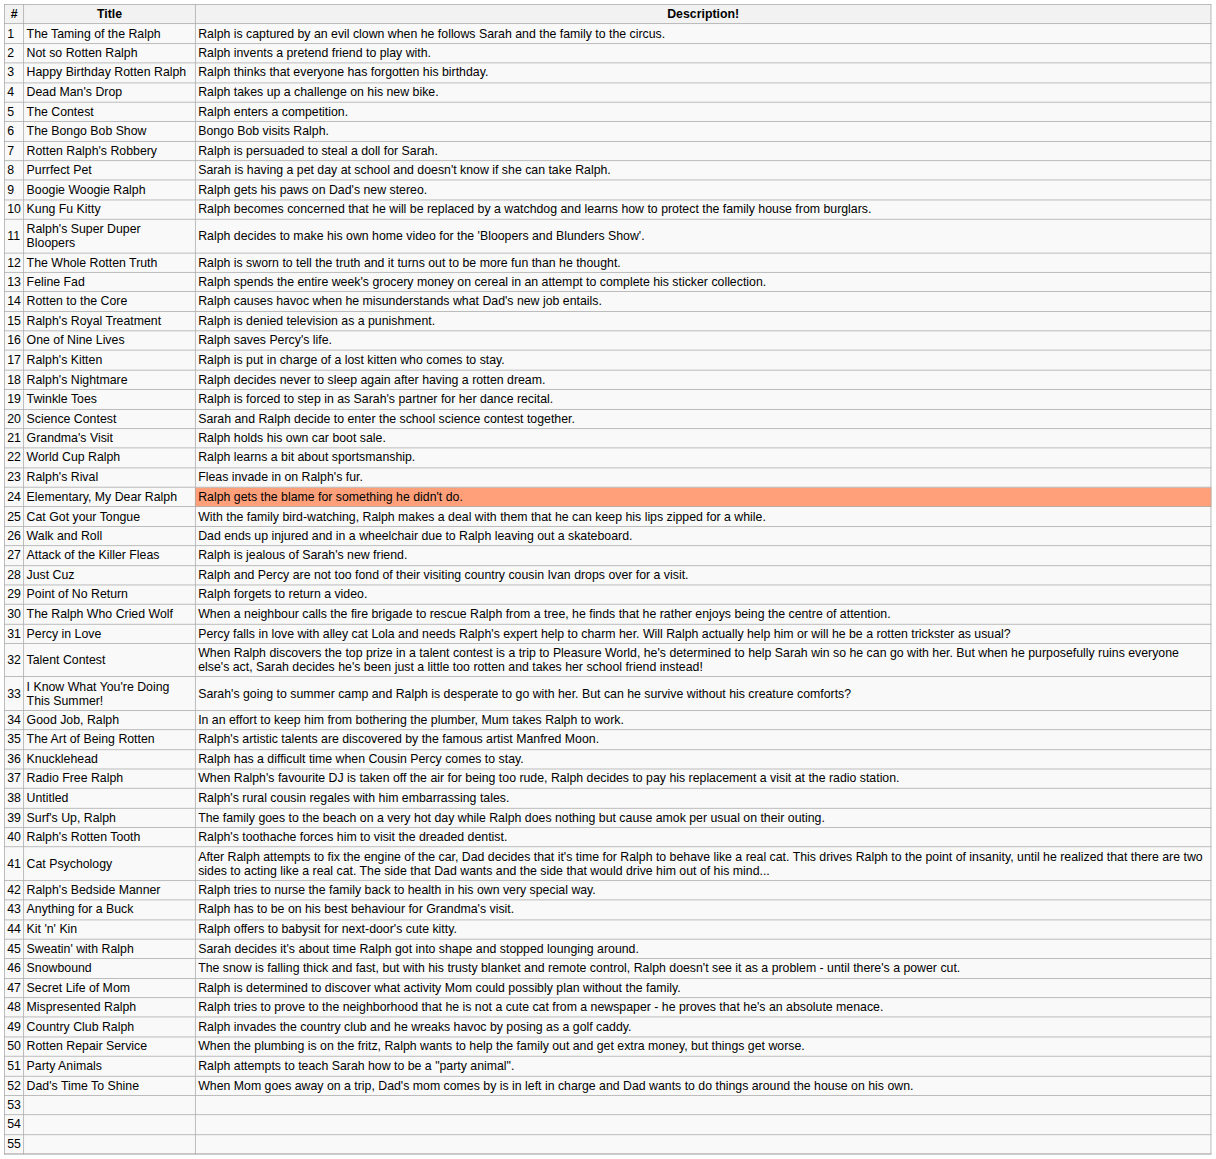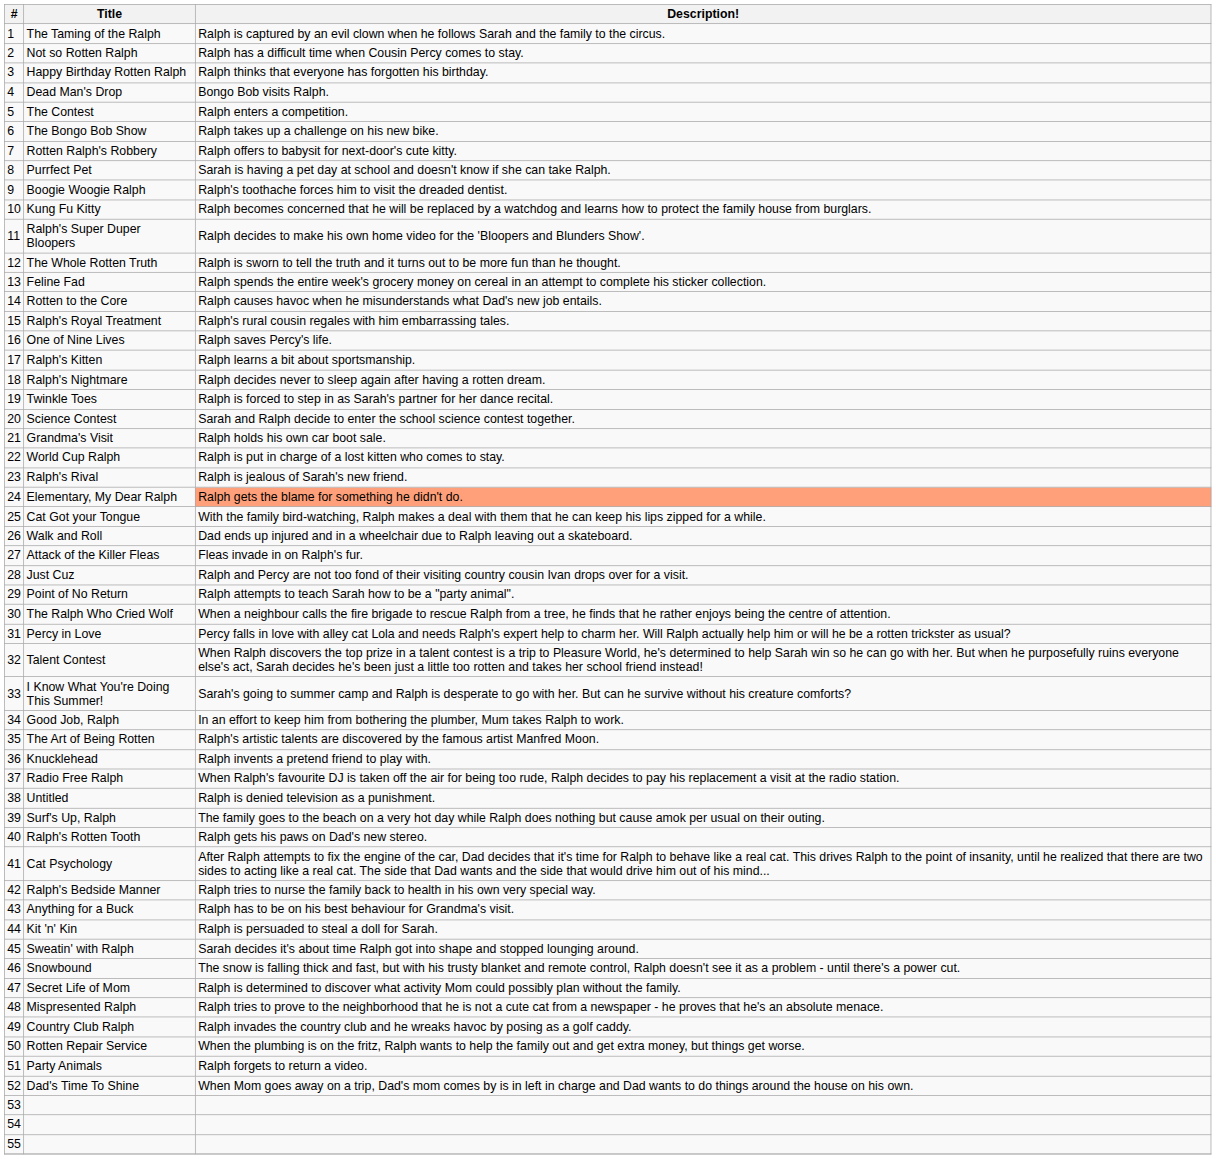(315, 53) Ralph invents a pretend friend to play with. -> (361, 53) Ralph has a difficult time when Cousin Percy comes to stay.
(318, 92) Ralph takes up a challenge on his new bike. -> (264, 92) Bongo Bob visits Ralph.
(264, 131) Bongo Bob visits Ralph. -> (318, 131) Ralph takes up a challenge on his new bike.
(318, 151) Ralph is persuaded to steal a doll for Sarah. -> (328, 151) Ralph offers to babysit for next-door's cute kitty.
(313, 190) Ralph gets his paws on Dad's new stereo. -> (353, 190) Ralph's toothache forces him to visit the dreaded dentist.
(317, 321) Ralph is denied television as a punishment. -> (354, 321) Ralph's rural cousin regales with him embarrassing tales.
(351, 360) Ralph is put in charge of a lost kitten who comes to stay. -> (307, 360) Ralph learns a bit about sportsmanship.
(307, 457) Ralph learns a bit about sportsmanship. -> (351, 457) Ralph is put in charge of a lost kitten who comes to stay.
(281, 477) Fleas invade in on Ralph's fur. -> (303, 477) Ralph is jealous of Sarah's new friend.
(303, 555) Ralph is jealous of Sarah's new friend. -> (281, 555) Fleas invade in on Ralph's fur.
(283, 594) Ralph forgets to return a video. -> (356, 594) Ralph attempts to teach Sarah how to be a "party animal".
(361, 759) Ralph has a difficult time when Cousin Percy comes to stay. -> (315, 759) Ralph invents a pretend friend to play with.
(354, 798) Ralph's rural cousin regales with him embarrassing tales. -> (317, 798) Ralph is denied television as a punishment.
(353, 837) Ralph's toothache forces him to visit the dreaded dentist. -> (313, 837) Ralph gets his paws on Dad's new stereo.
(328, 929) Ralph offers to babysit for next-door's cute kitty. -> (318, 929) Ralph is persuaded to steal a doll for Sarah.
(356, 1066) Ralph attempts to teach Sarah how to be a "party animal". -> (283, 1066) Ralph forgets to return a video.
